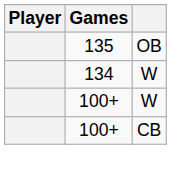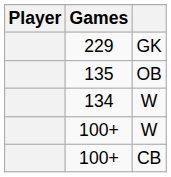+ row: (99, 46)
